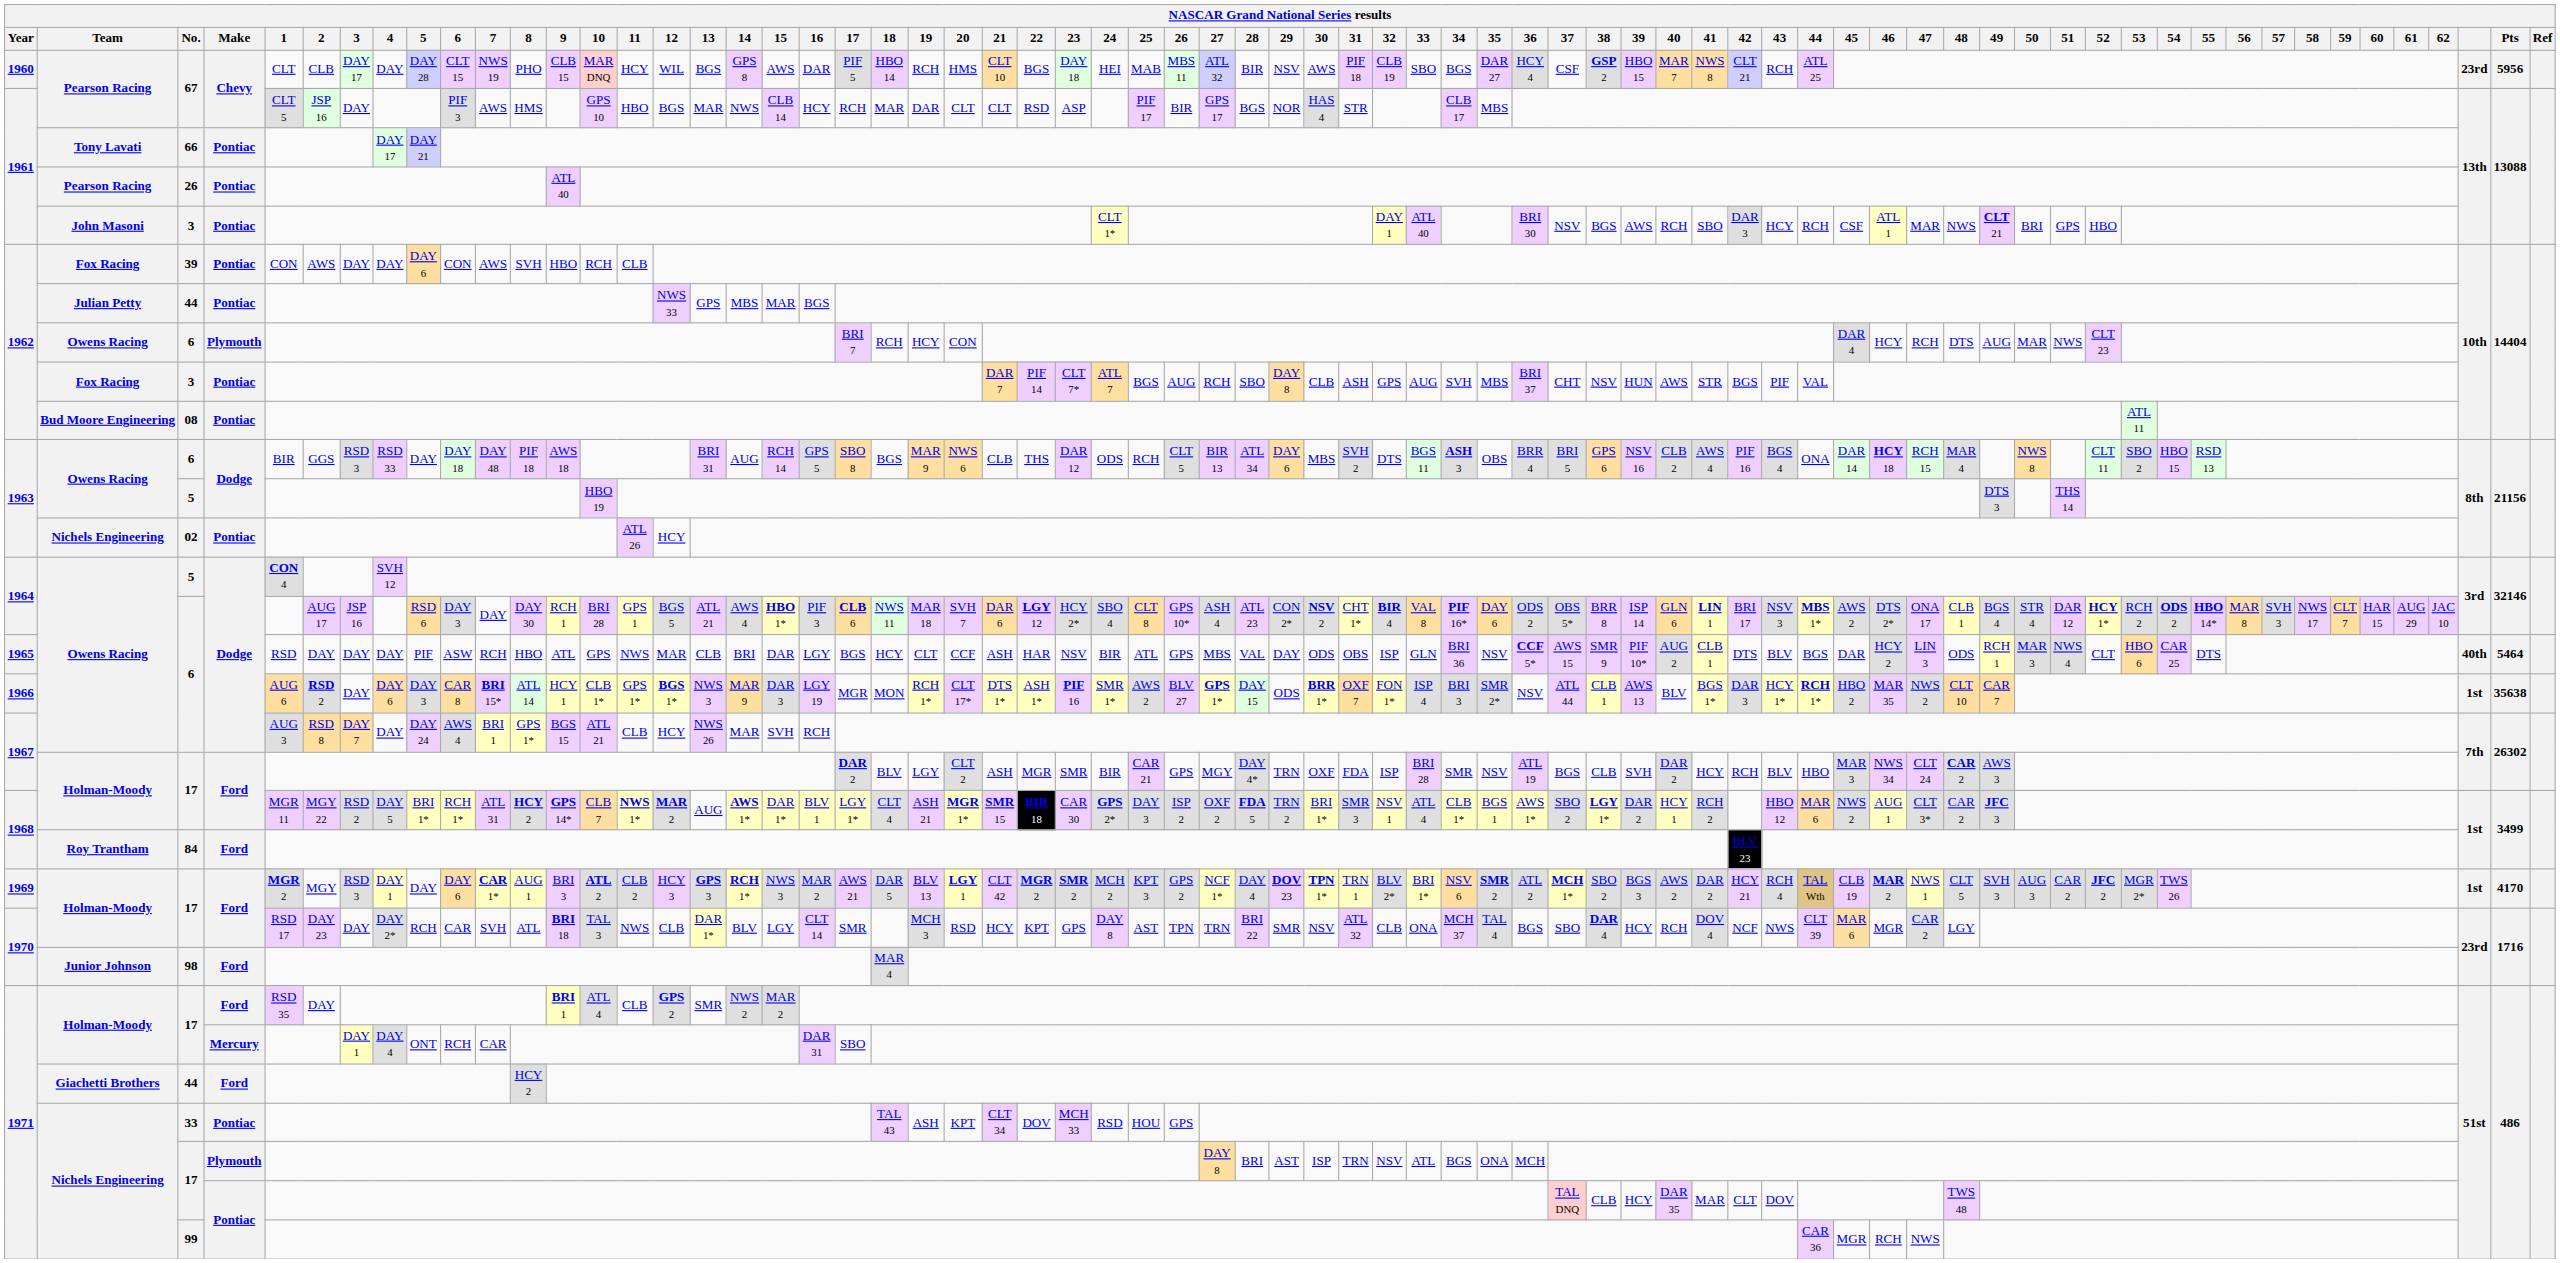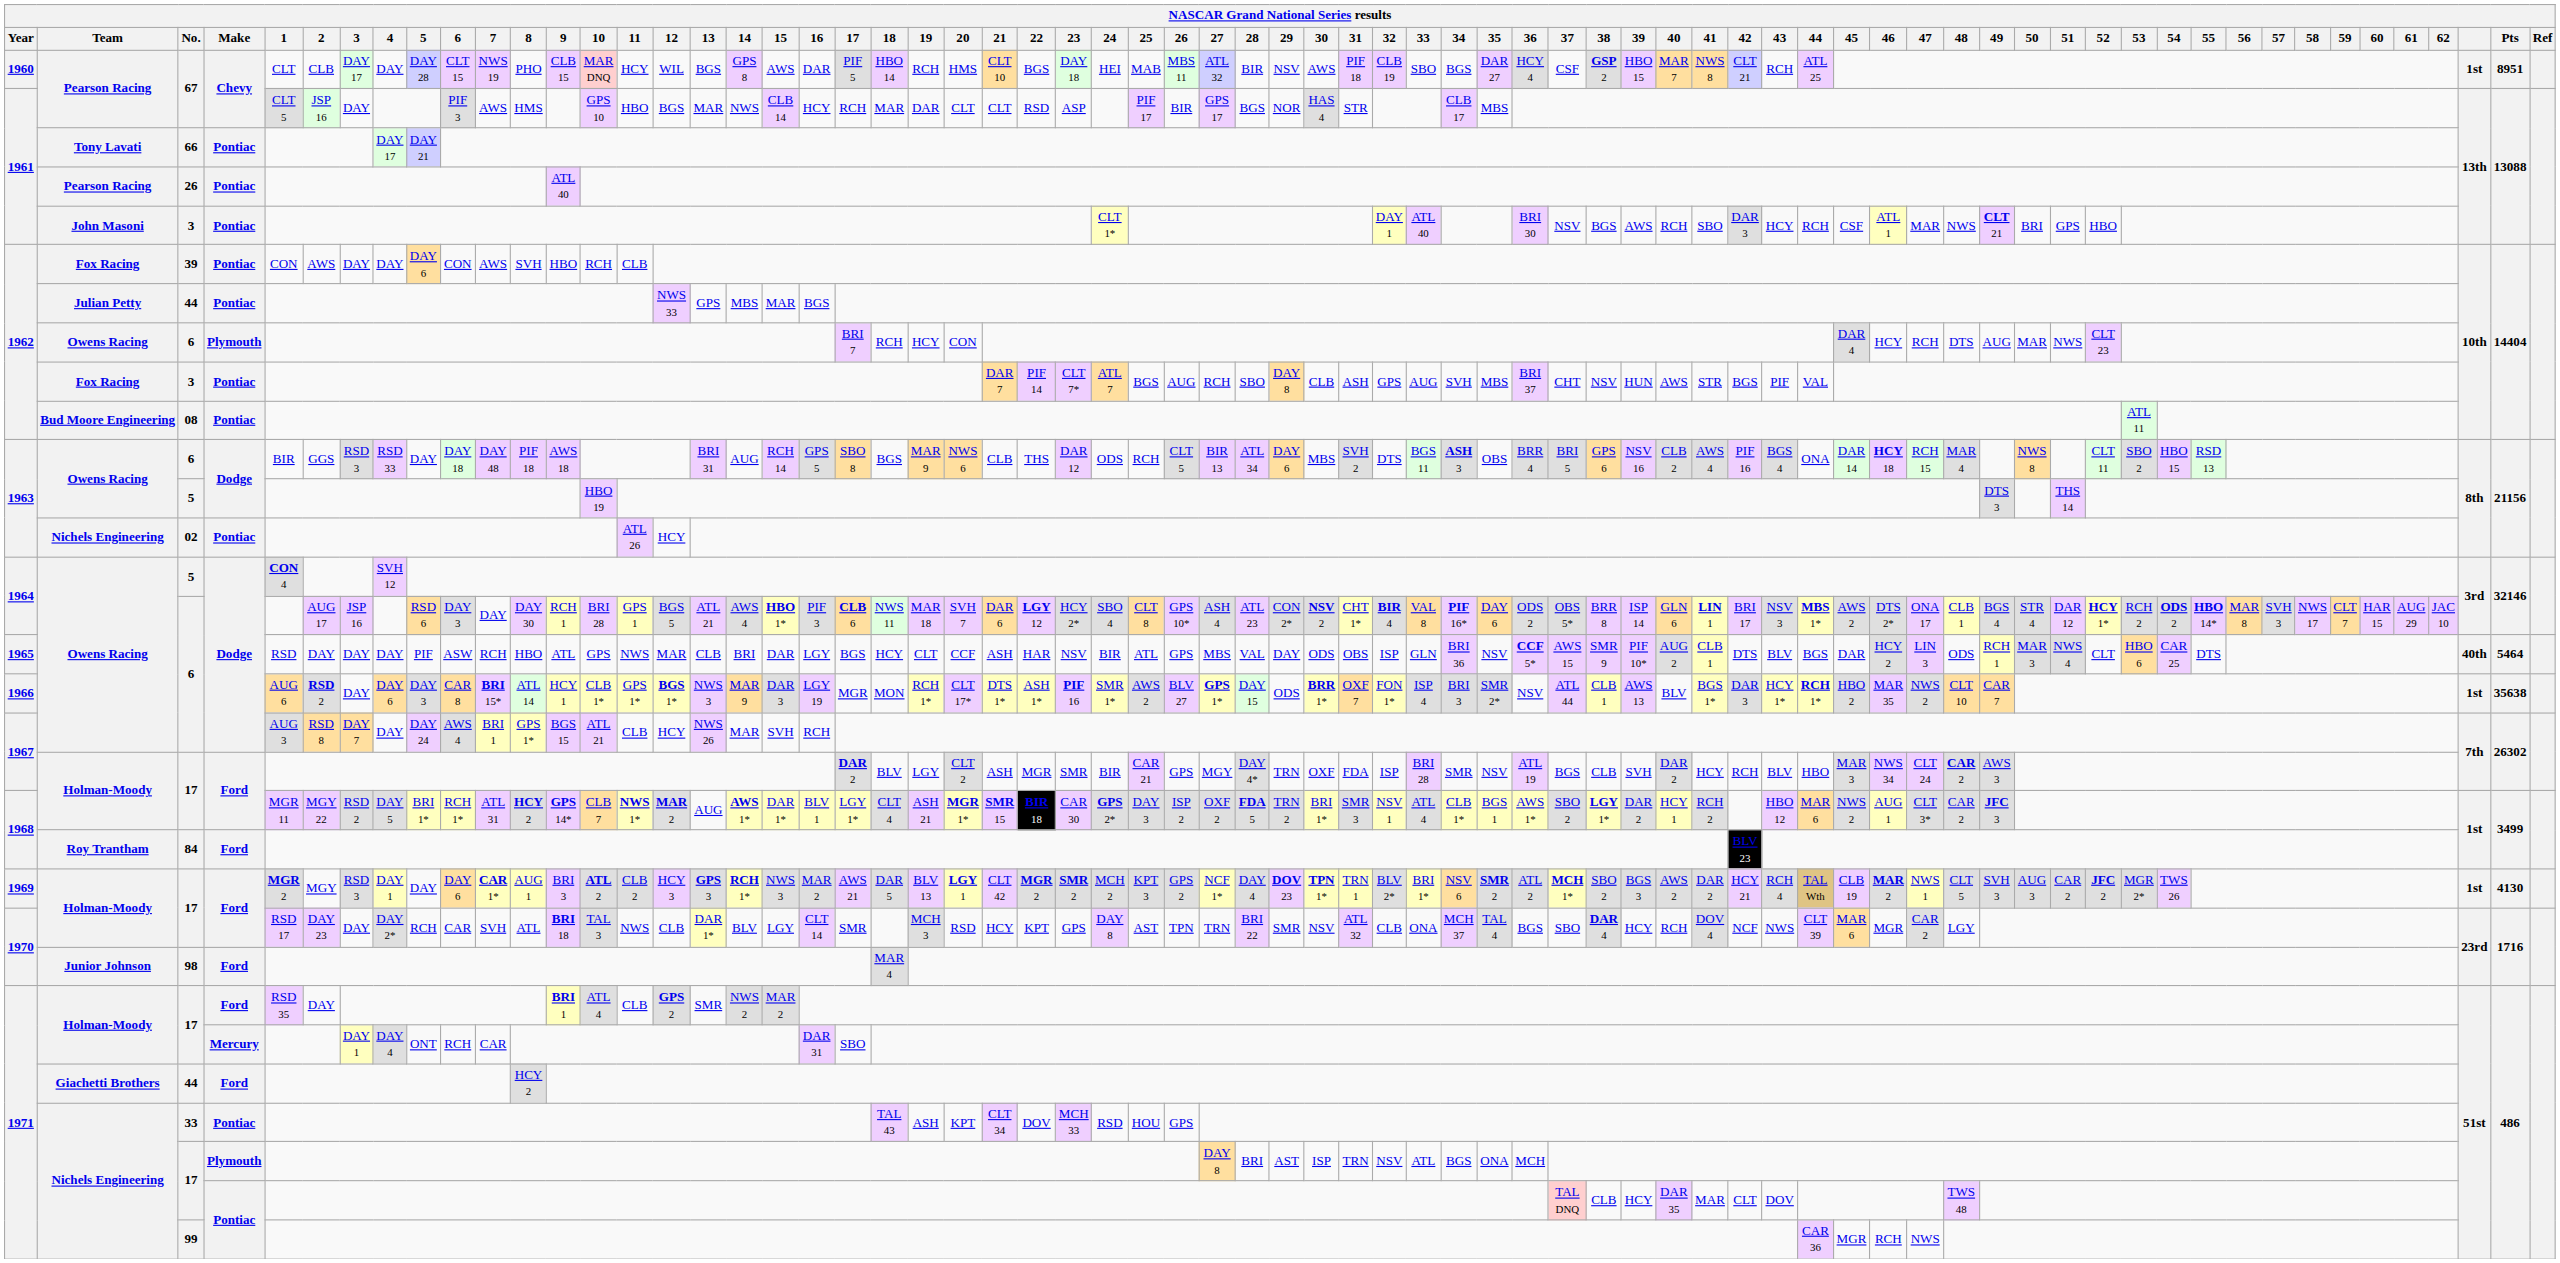(2474, 69) 23rd -> (2474, 69) 1st
(2510, 69) 5956 -> (2510, 69) 8951
(2510, 888) 4170 -> (2510, 888) 4130
